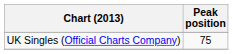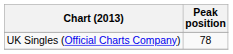(206, 40) 75 -> (206, 40) 78
